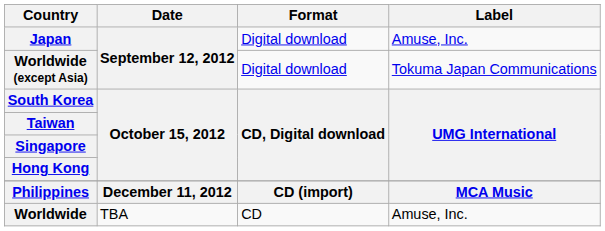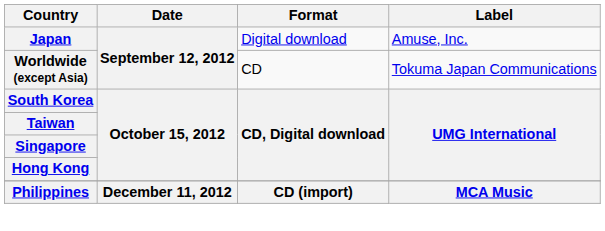(294, 69) Digital download -> (252, 69) CD
- row: (51, 214)
